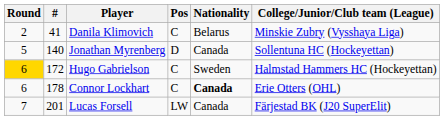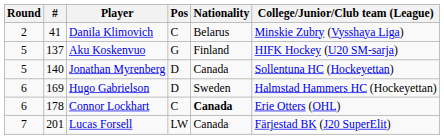+ row: (107, 50)
(24, 69) gold background -> (24, 87) no background
(55, 69) 172 -> (55, 87) 169
(175, 69) C -> (175, 87) D
